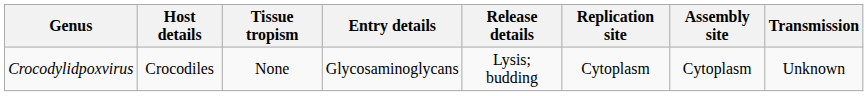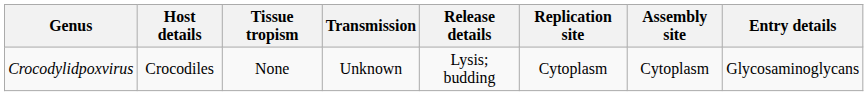columns swapped: (392, 25) <-> (814, 25)
